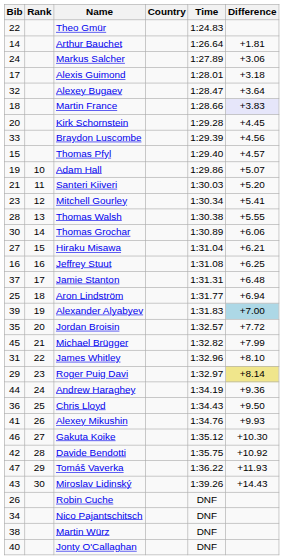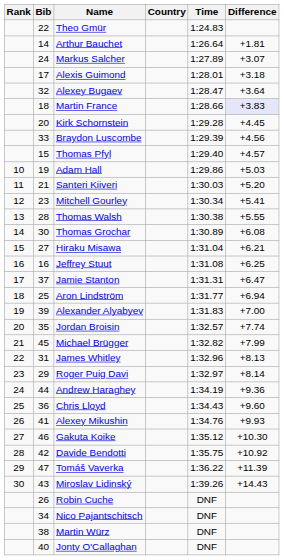columns swapped: (39, 12) <-> (15, 12)
(252, 59) +3.06 -> (252, 59) +3.07
(252, 169) +5.07 -> (252, 169) +5.03
(252, 232) +6.06 -> (252, 232) +6.08
(252, 279) +6.48 -> (252, 279) +6.47
(252, 311) lightblue background -> (252, 311) no background
(252, 327) +7.72 -> (252, 327) +7.74
(252, 358) +8.10 -> (252, 358) +8.13
(252, 374) khaki background -> (252, 374) no background
(252, 405) +9.50 -> (252, 405) +9.60
(252, 468) +11.93 -> (252, 468) +11.39
